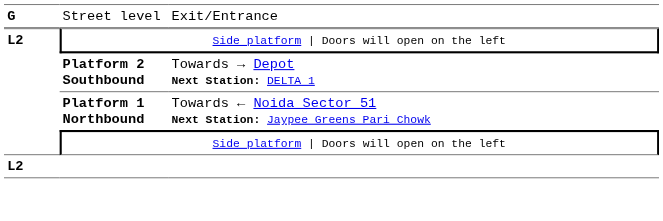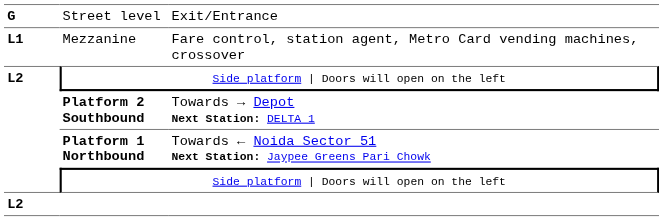+ row: (99, 39)
